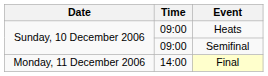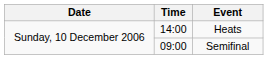(173, 29) 09:00 -> (173, 29) 14:00
- row: (228, 63)
